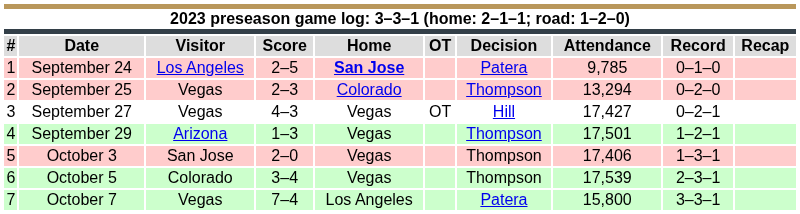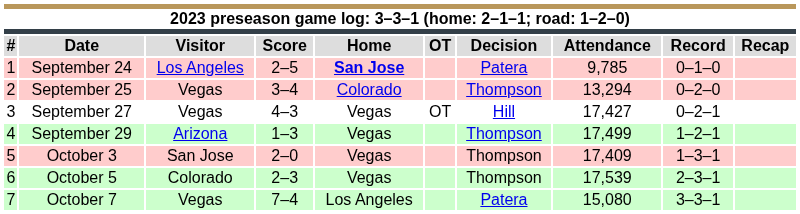(285, 90) 2–3 -> (285, 90) 3–4
(607, 134) 17,501 -> (607, 134) 17,499
(607, 156) 17,406 -> (607, 156) 17,409
(285, 178) 3–4 -> (285, 178) 2–3
(607, 200) 15,800 -> (607, 200) 15,080
